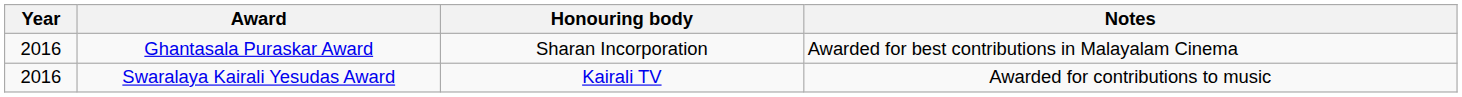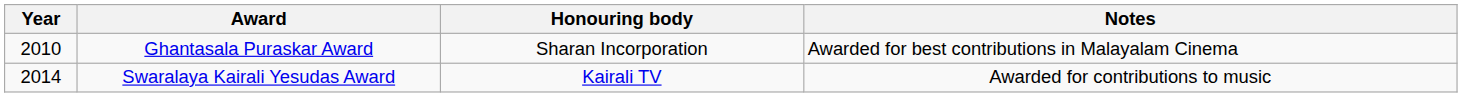(41, 48) 2016 -> (41, 48) 2010
(41, 77) 2016 -> (41, 77) 2014
